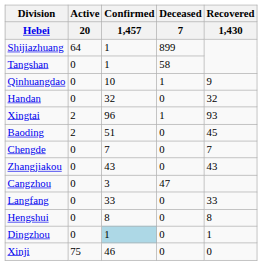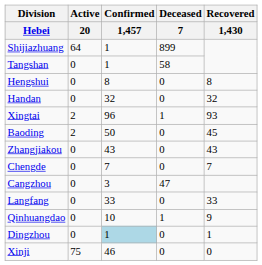rows swapped: (36, 81) <-> (28, 217)
(110, 132) 51 -> (110, 132) 50
rows swapped: (35, 166) <-> (27, 149)
